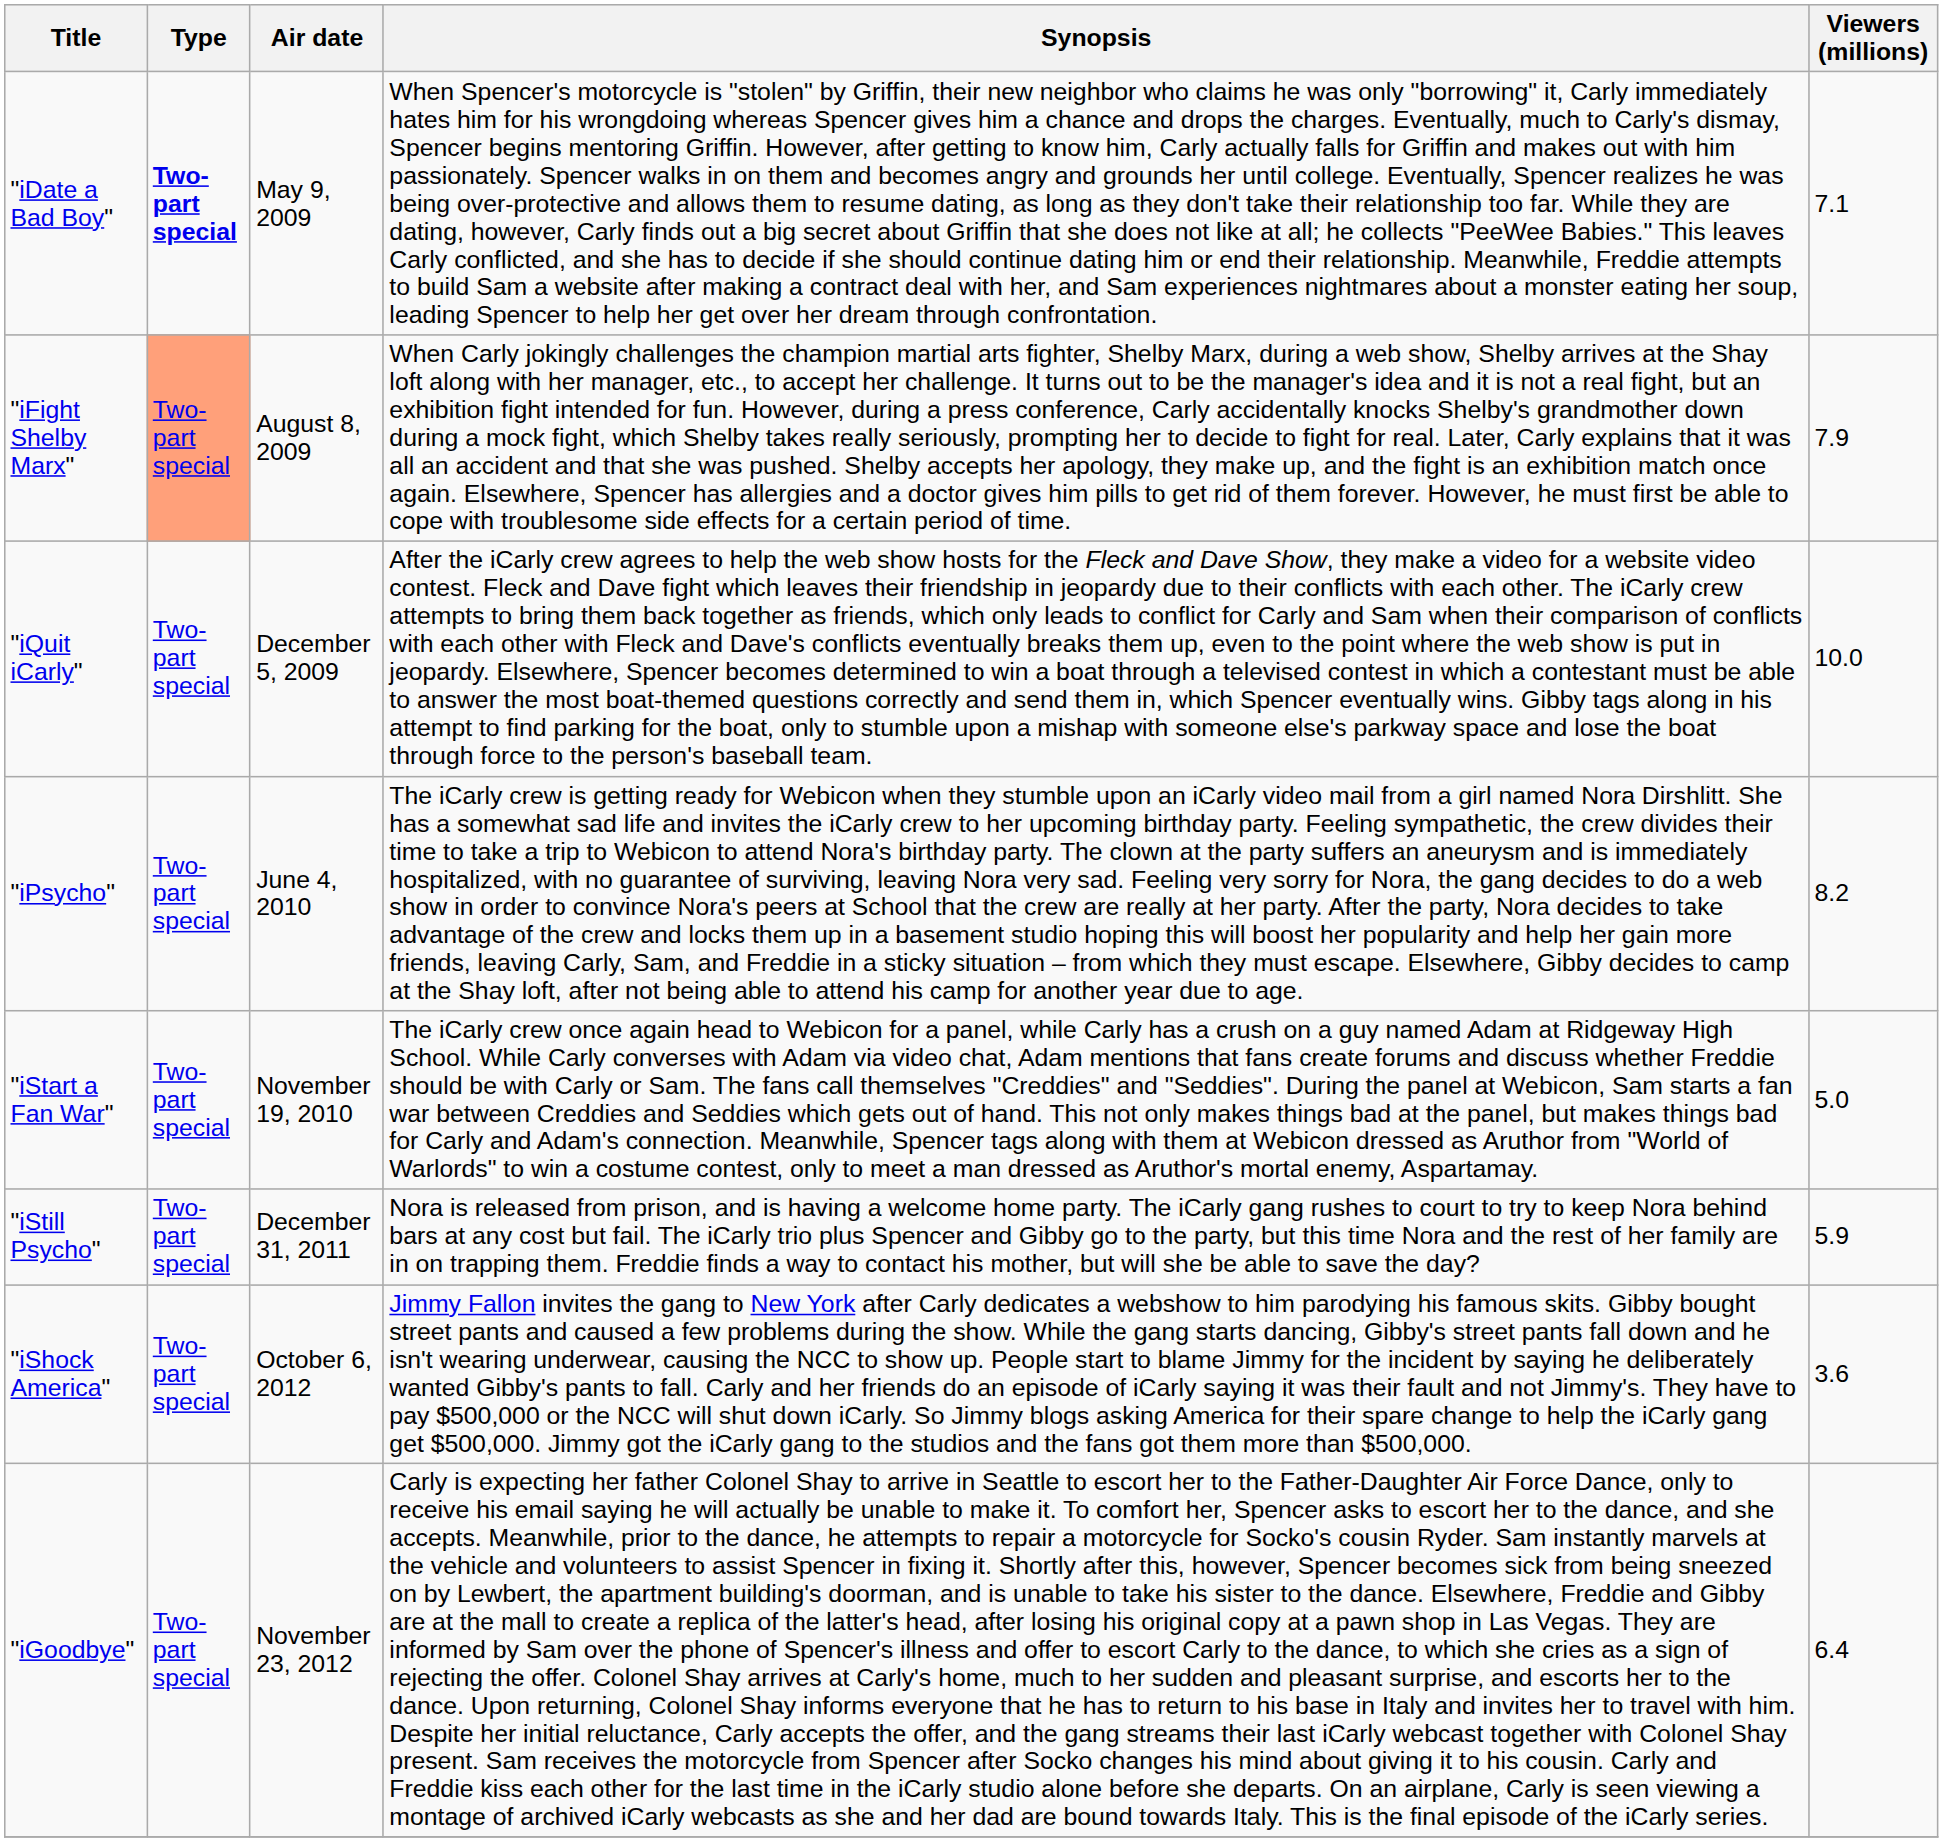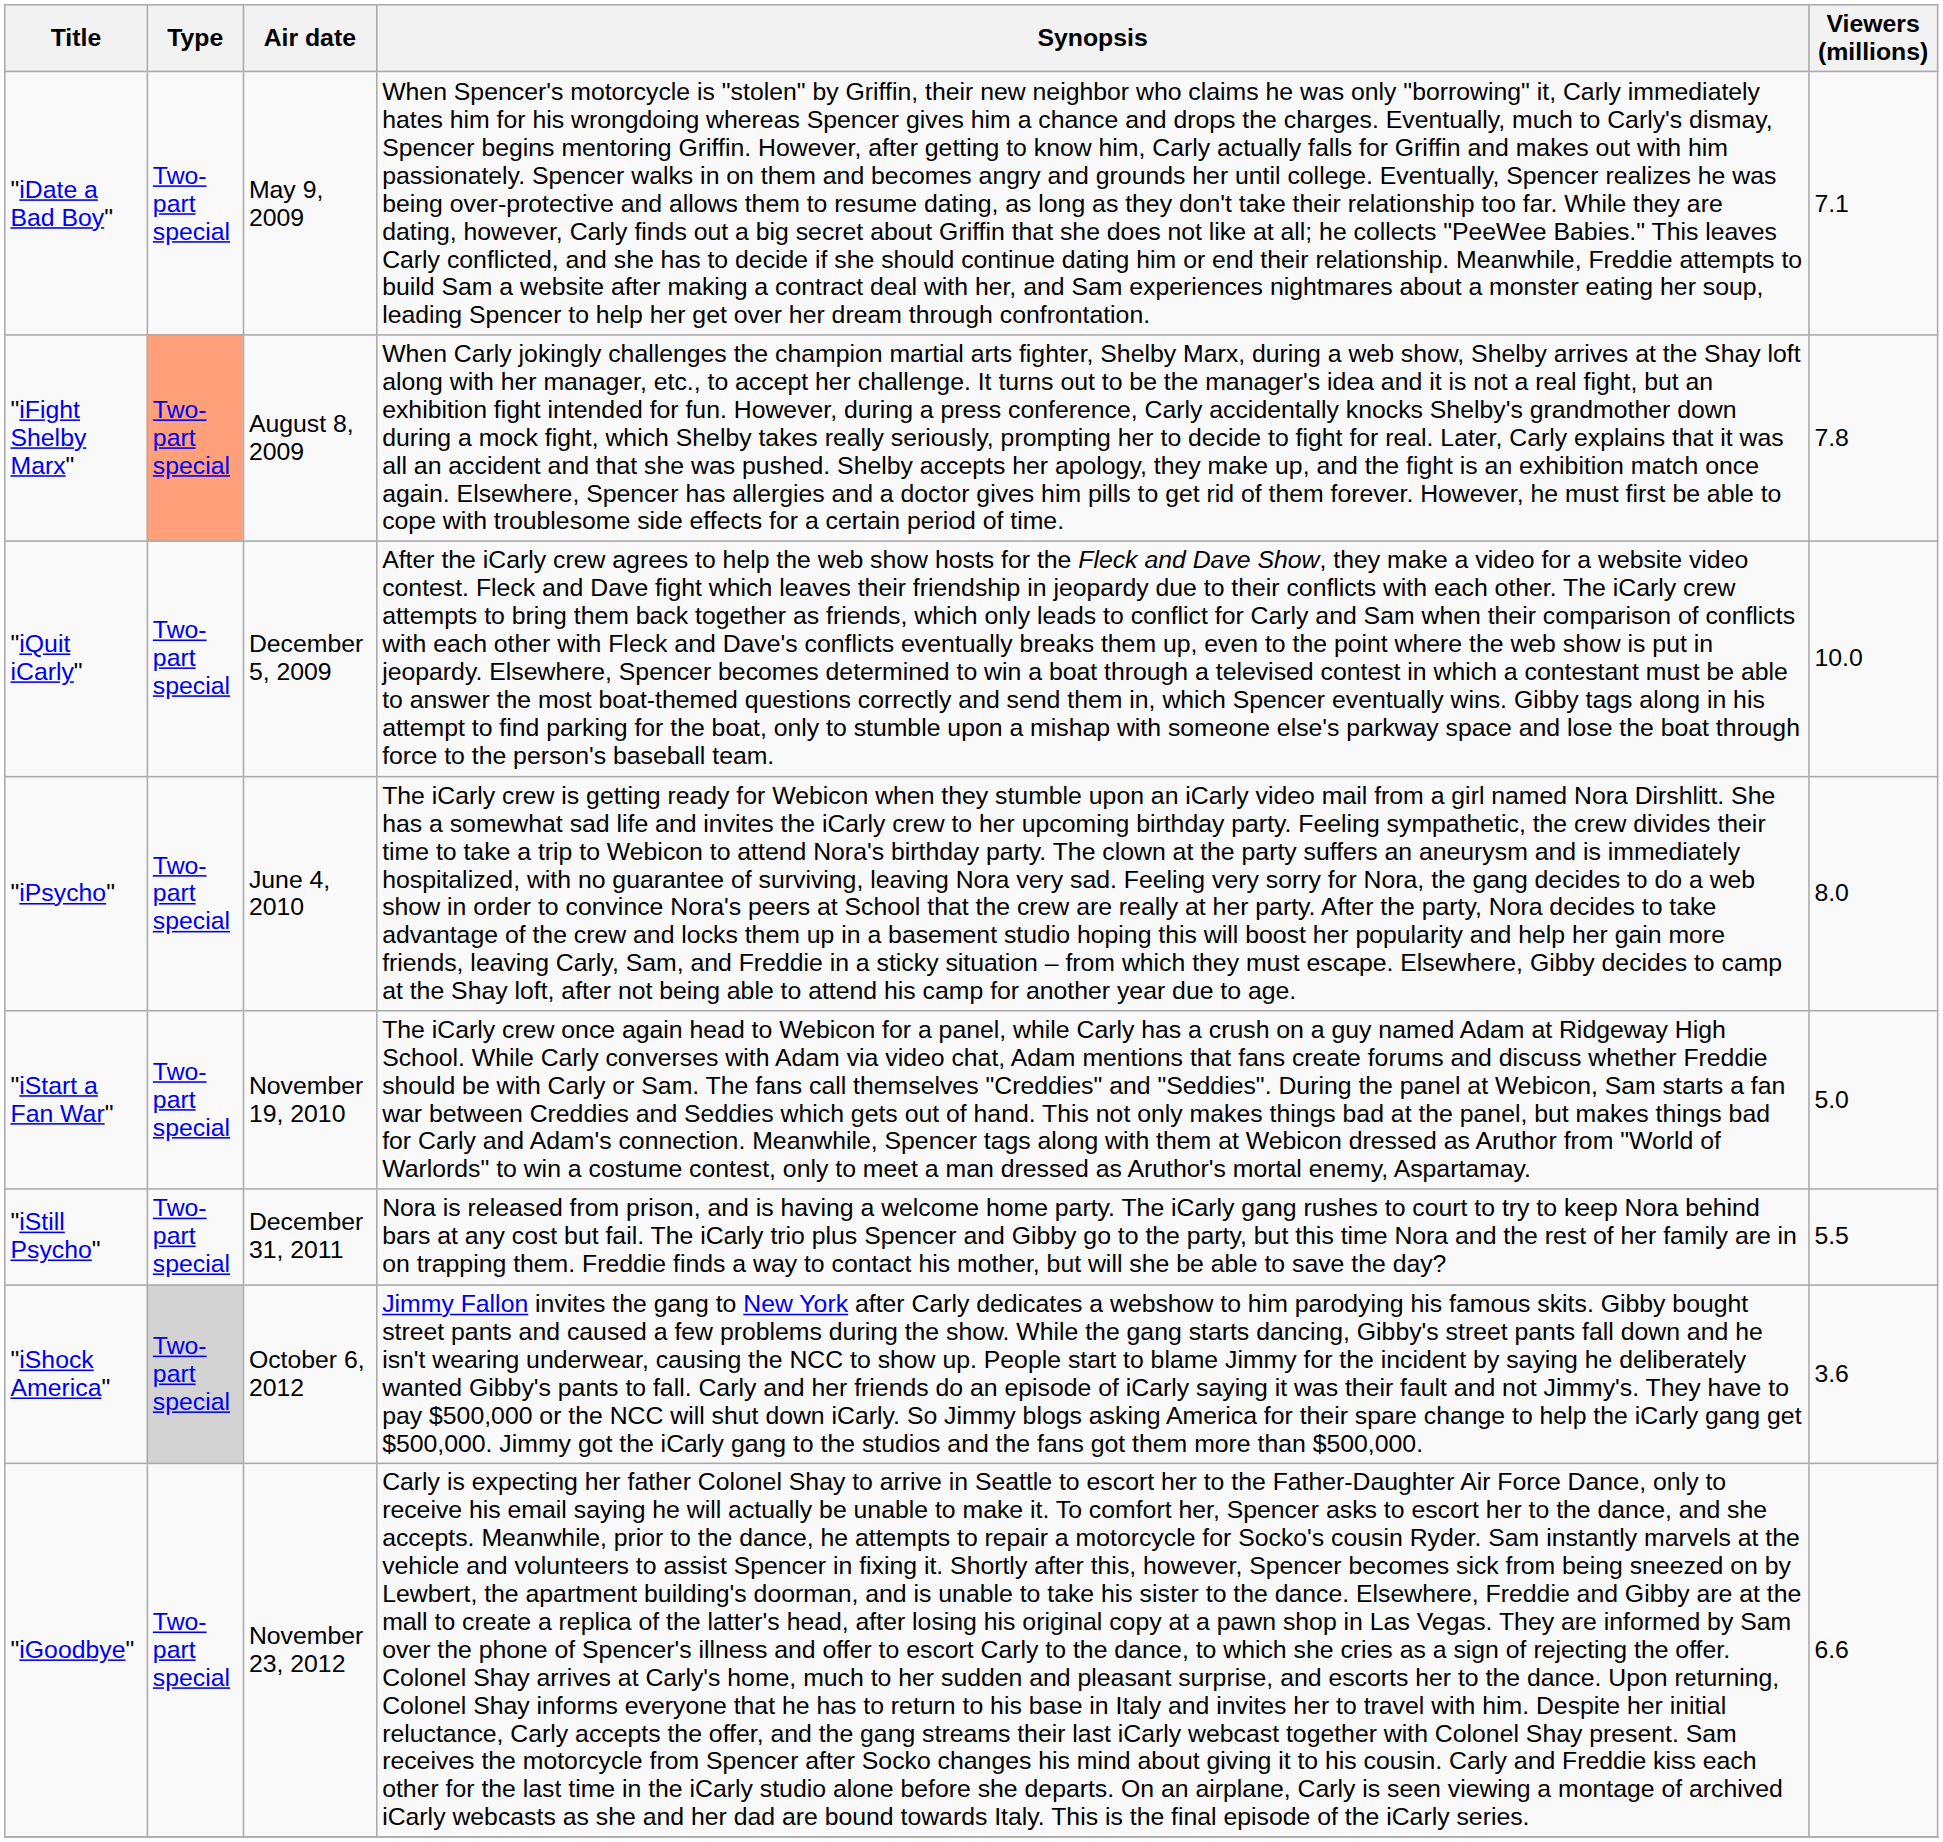(195, 202) bold -> (191, 202) normal
(1832, 437) 7.9 -> (1832, 437) 7.8
(1832, 892) 8.2 -> (1832, 892) 8.0
(1832, 1236) 5.9 -> (1832, 1236) 5.5
(191, 1373) no background -> (191, 1373) lightgrey background
(1832, 1650) 6.4 -> (1832, 1650) 6.6
